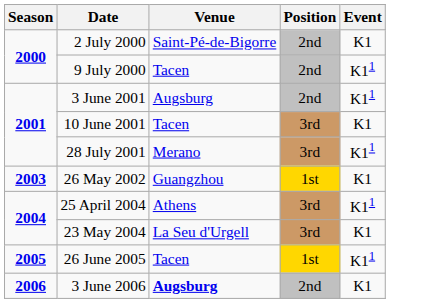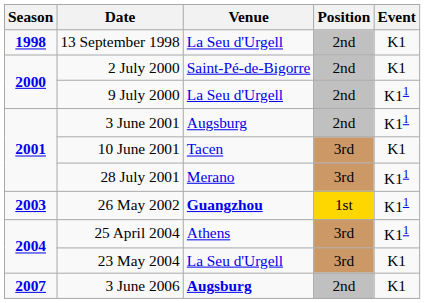+ row: (120, 42)
(171, 69) Tacen -> (235, 94) La Seu d'Urgell
(188, 178) normal -> (225, 205) bold
(363, 178) K1 -> (397, 205) K11
- row: (105, 259)
(31, 285) 2006 -> (31, 285) 2007
